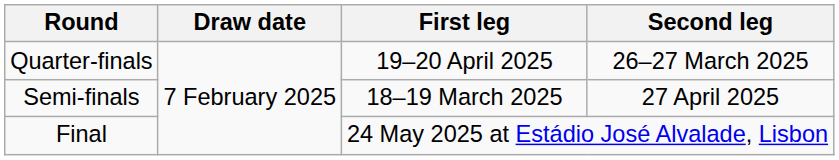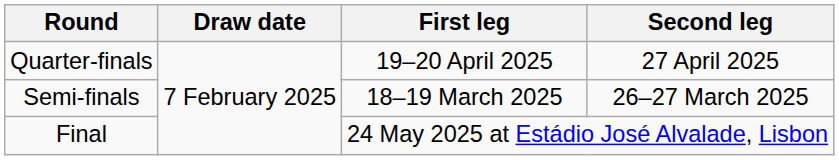(710, 60) 26–27 March 2025 -> (710, 60) 27 April 2025
(710, 97) 27 April 2025 -> (710, 97) 26–27 March 2025
